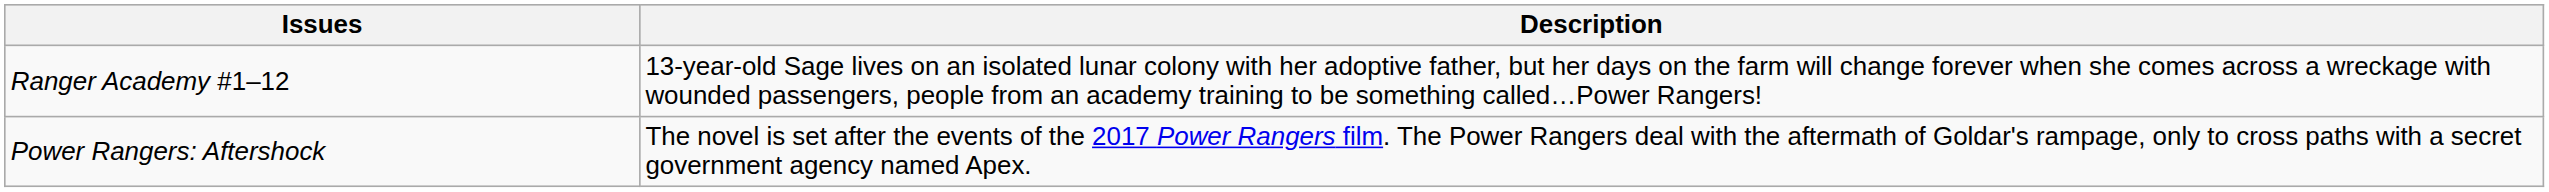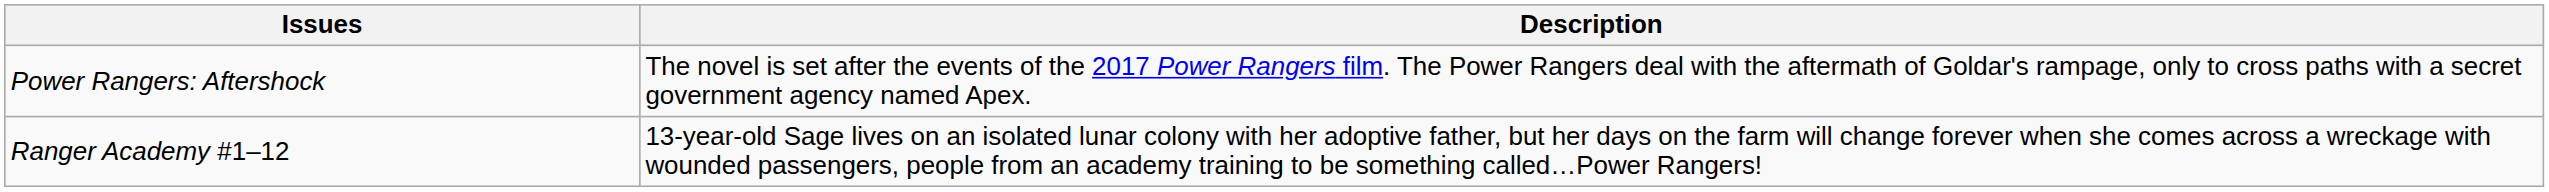rows swapped: (168, 151) <-> (150, 80)
